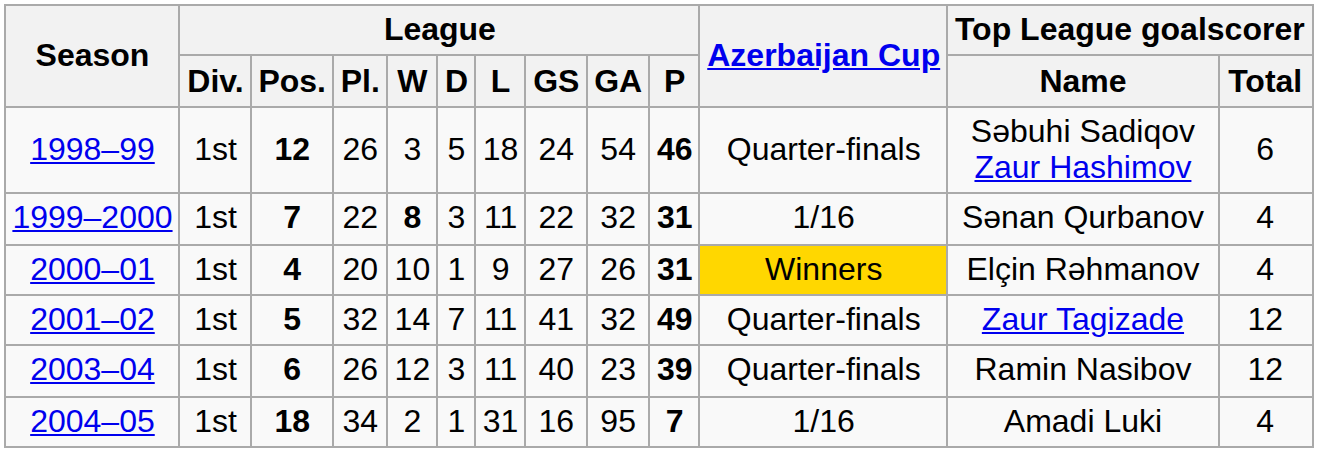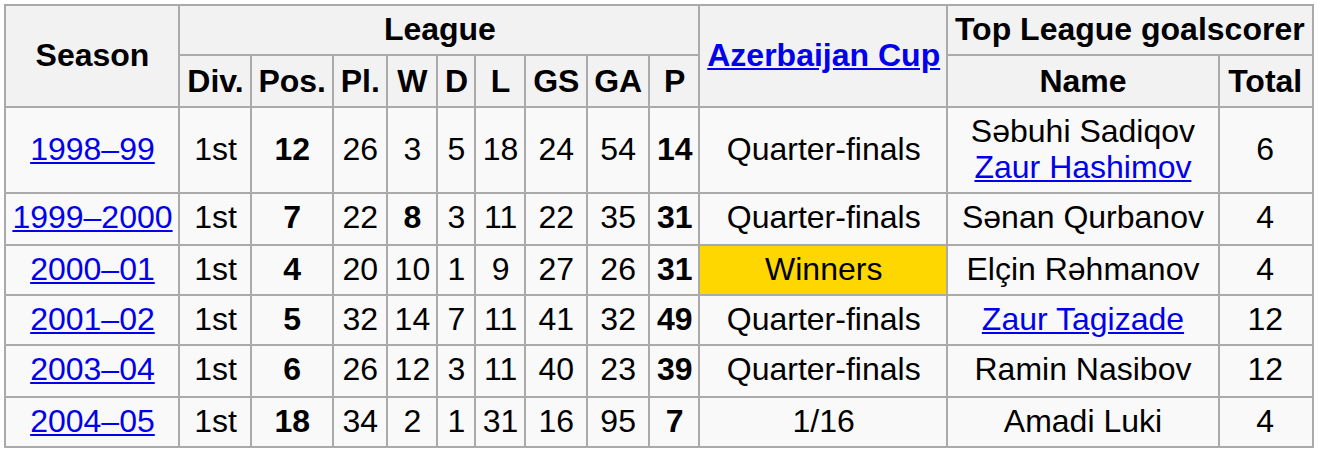(675, 149) 46 -> (675, 149) 14
(618, 218) 32 -> (618, 218) 35
(824, 218) 1/16 -> (824, 218) Quarter-finals
